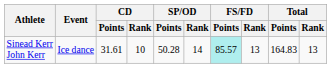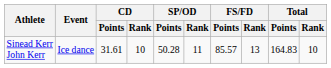(197, 50) 14 -> (197, 50) 11
(226, 50) paleturquoise background -> (226, 50) no background
(313, 50) 13 -> (313, 50) 10
